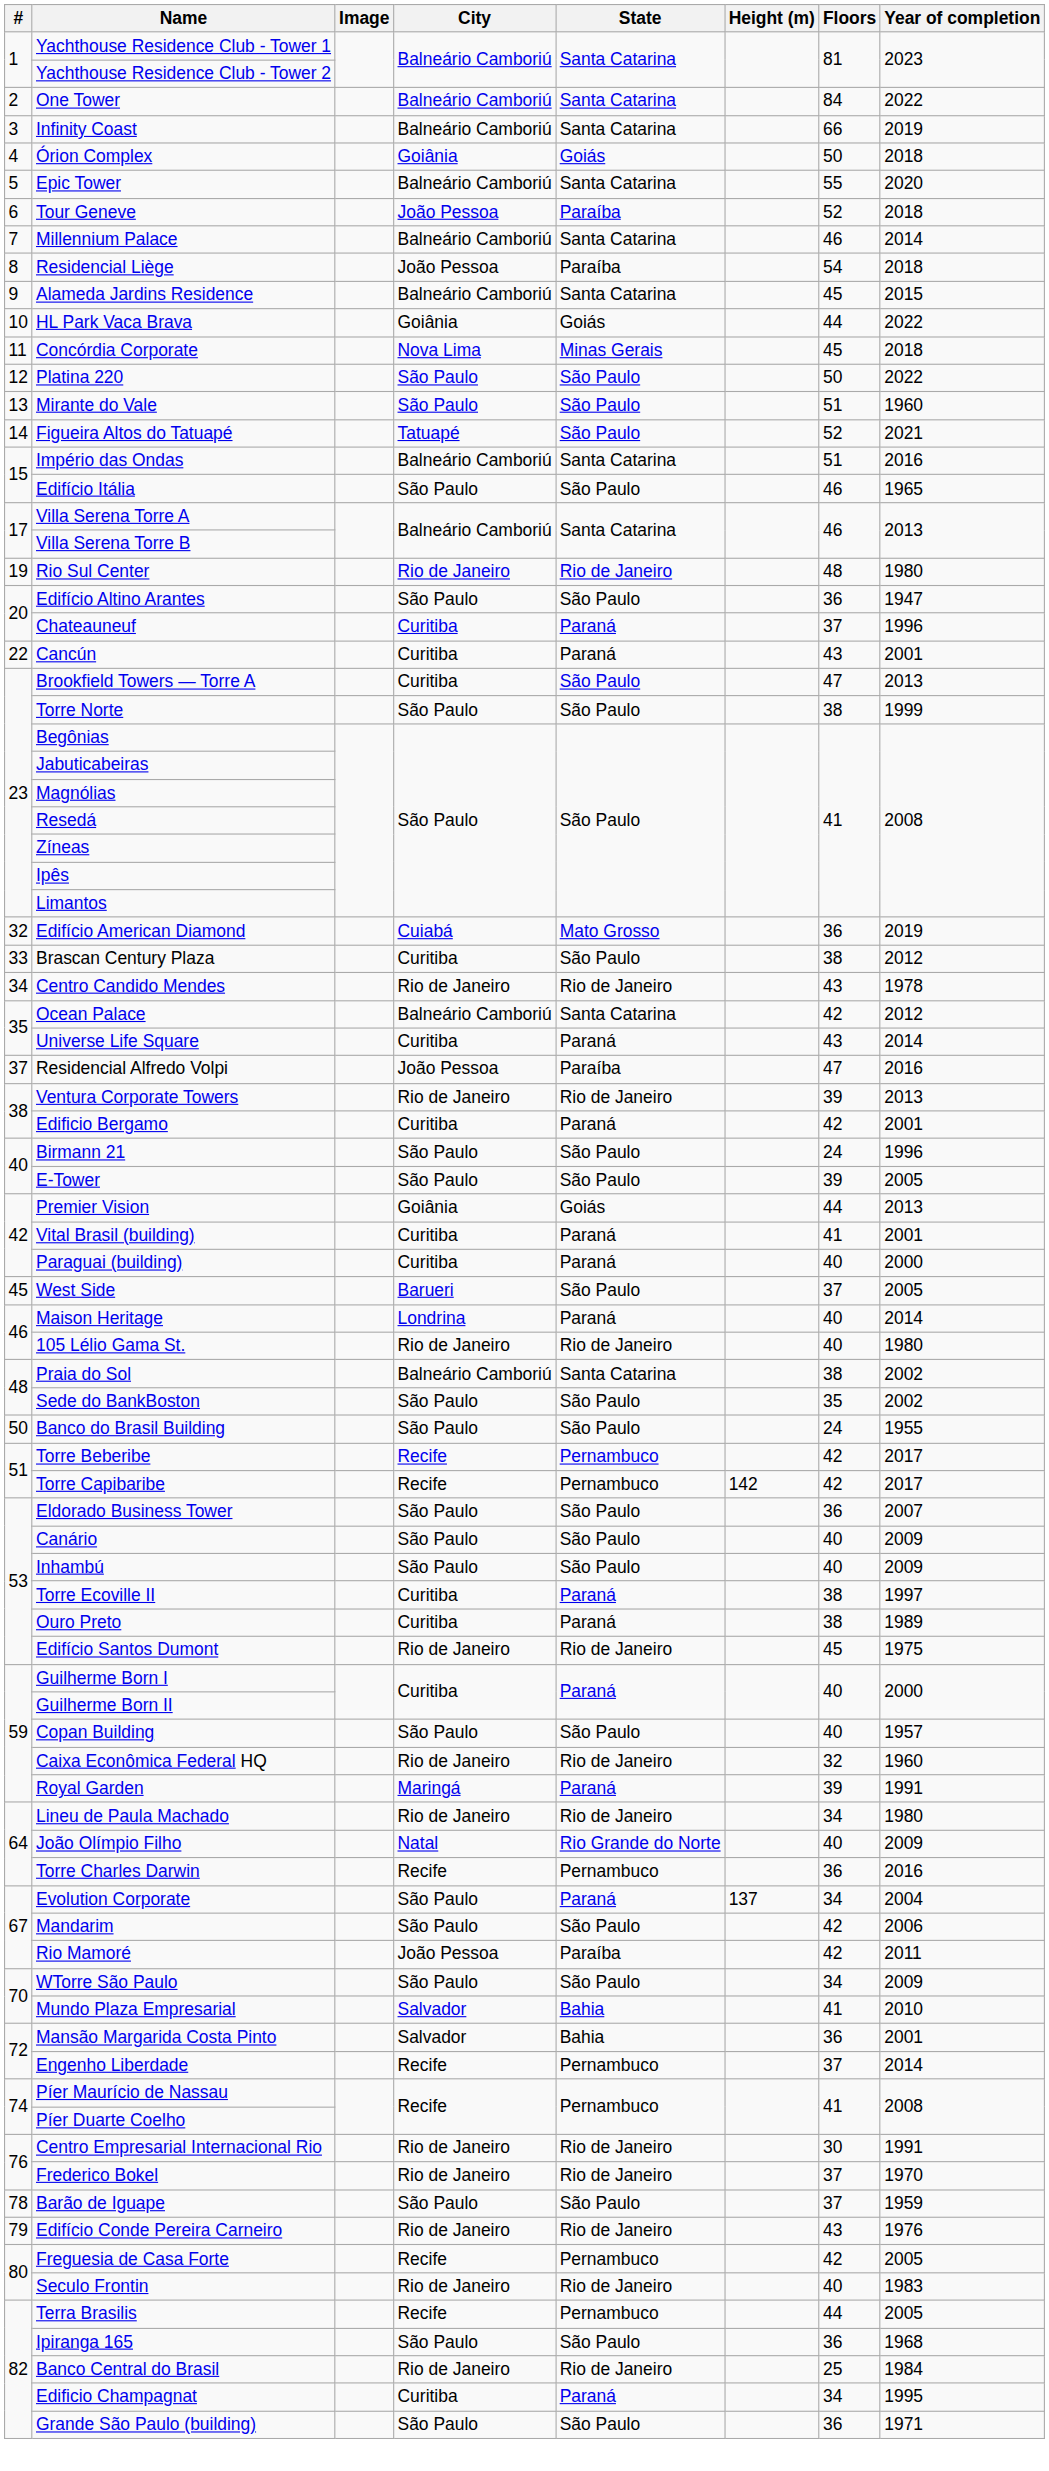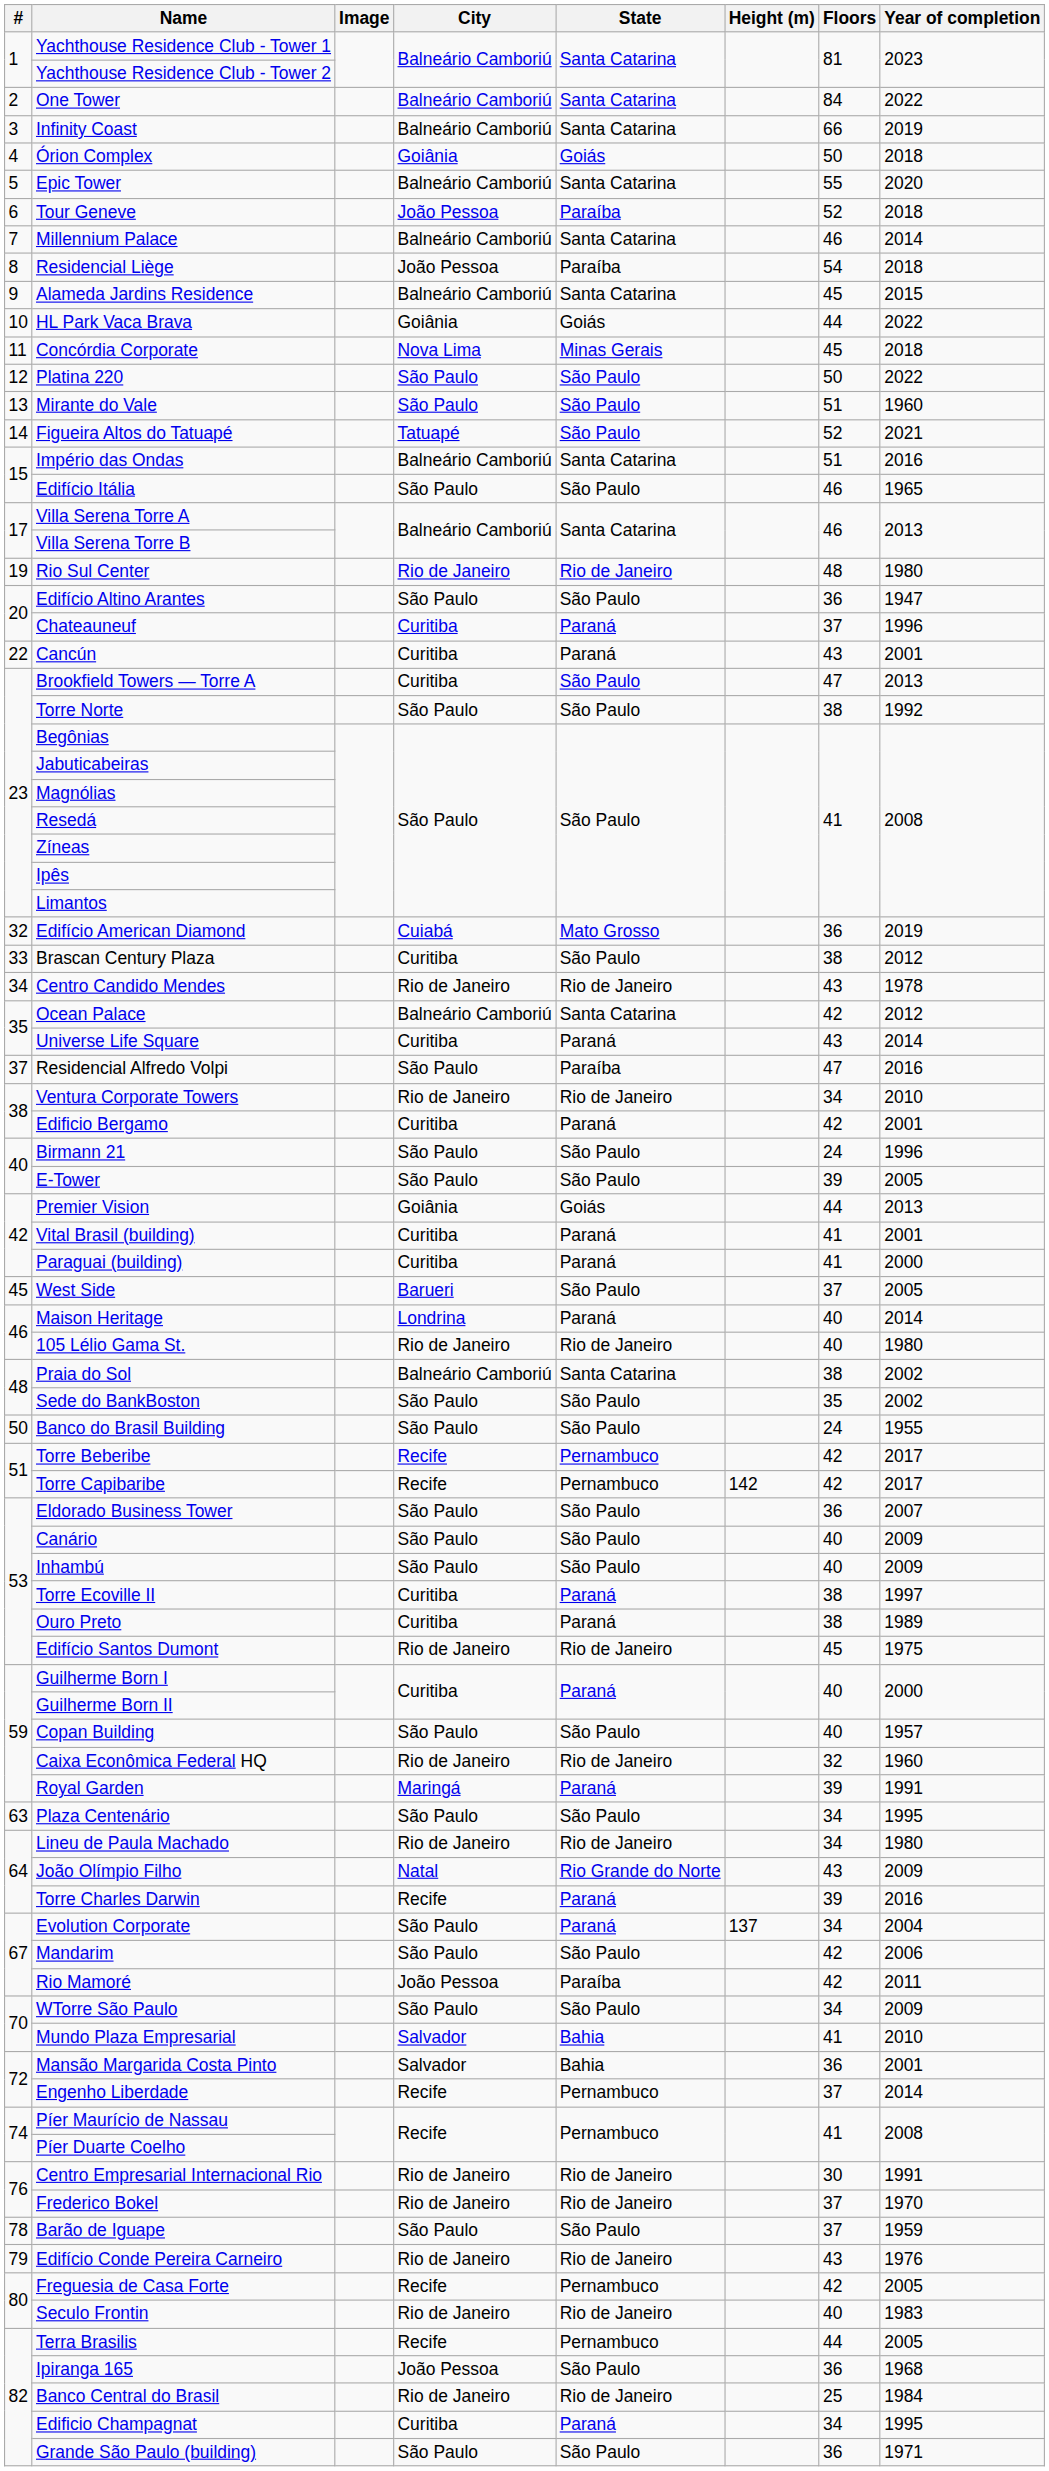(904, 709) 1999 -> (904, 709) 1992
(448, 1069) João Pessoa -> (438, 1069) São Paulo
(833, 1097) 39 -> (833, 1097) 34
(904, 1097) 2013 -> (904, 1097) 2010
(833, 1262) 40 -> (833, 1262) 41
+ row: (103, 1816)
(833, 1843) 40 -> (833, 1871) 43
(609, 1871) Pernambuco -> (588, 1899) Paraná
(833, 1871) 36 -> (833, 1899) 39
(438, 2341) São Paulo -> (448, 2369) João Pessoa
